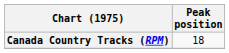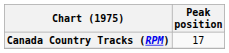(198, 40) 18 -> (198, 40) 17
